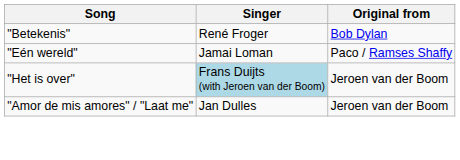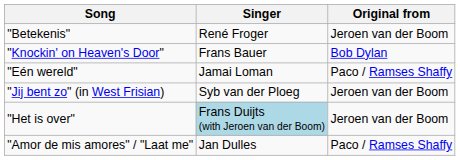(359, 33) Bob Dylan -> (389, 33) Jeroen van der Boom
+ row: (86, 53)
+ row: (86, 92)
(389, 106) Jeroen van der Boom -> (391, 145) Paco / Ramses Shaffy
